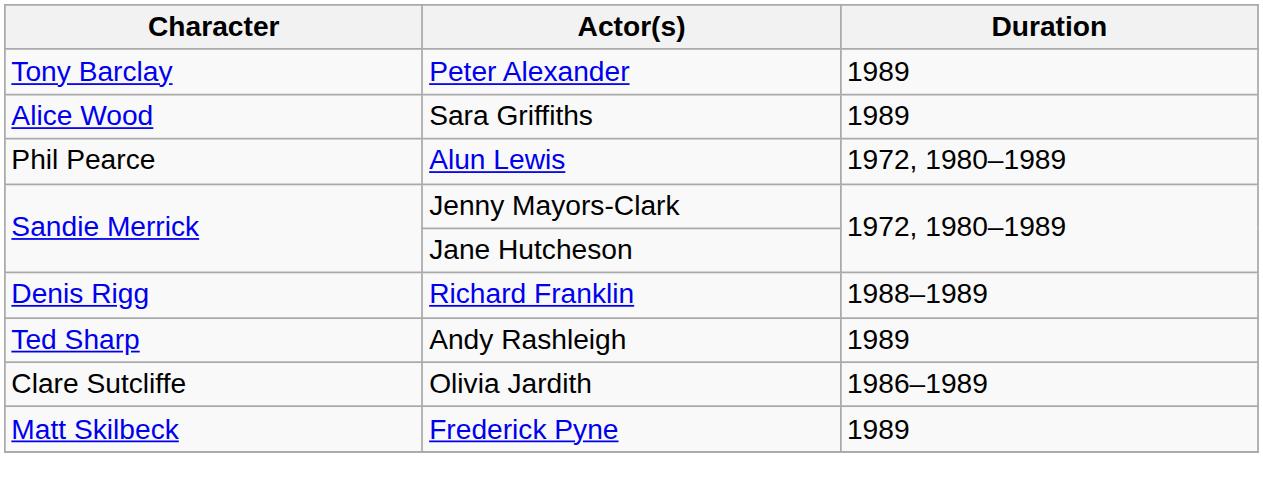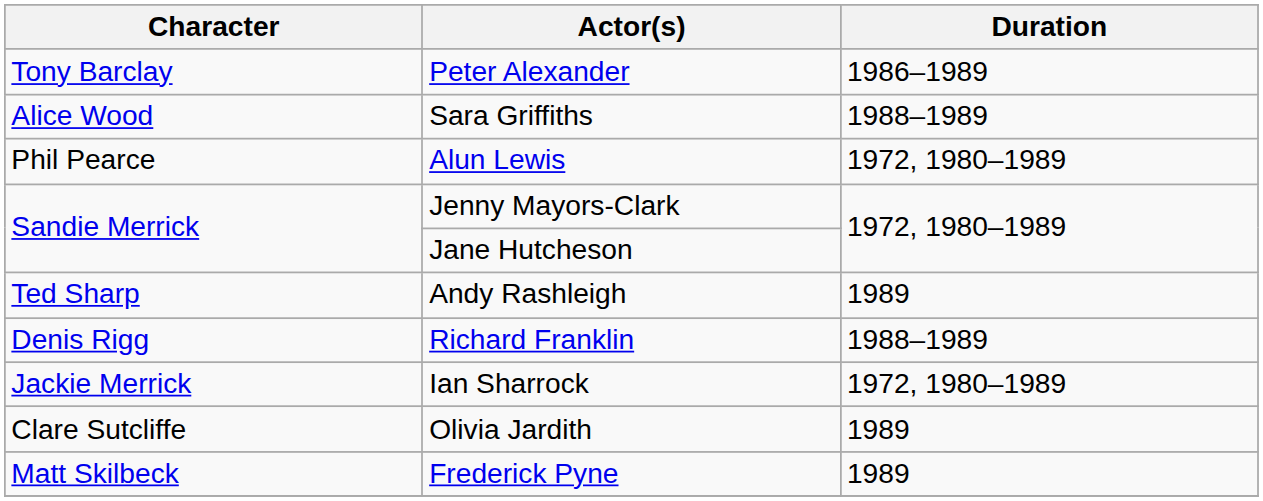(878, 71) 1989 -> (917, 71) 1986–1989
(878, 116) 1989 -> (917, 116) 1988–1989
rows swapped: (532, 294) <-> (528, 339)
+ row: (509, 384)
(917, 384) 1986–1989 -> (878, 428) 1989
